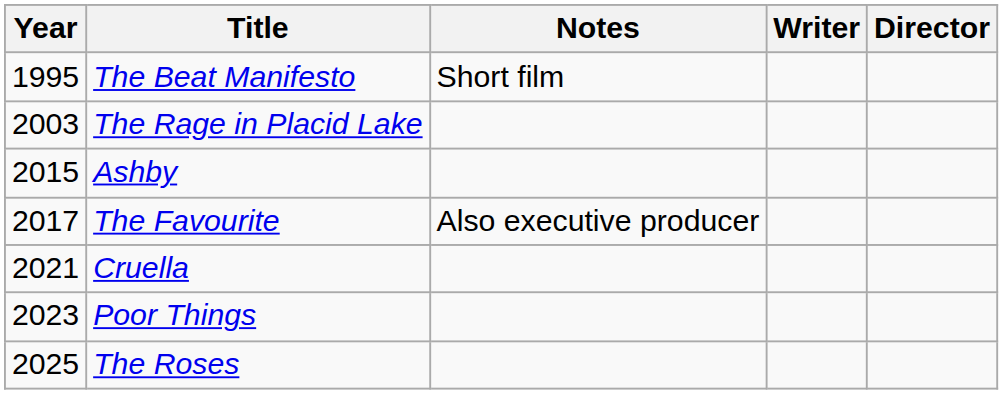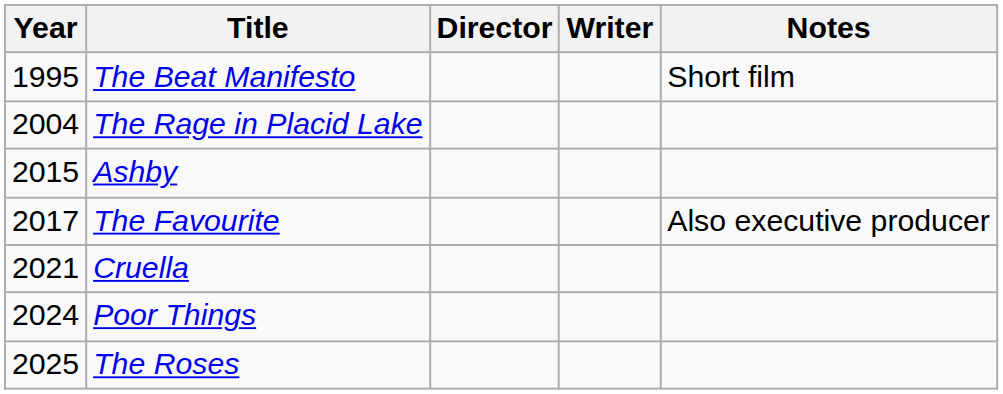columns swapped: (932, 28) <-> (598, 28)
(46, 124) 2003 -> (46, 124) 2004
(46, 316) 2023 -> (46, 316) 2024
